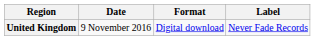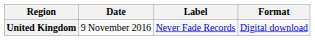columns swapped: (190, 12) <-> (268, 12)
